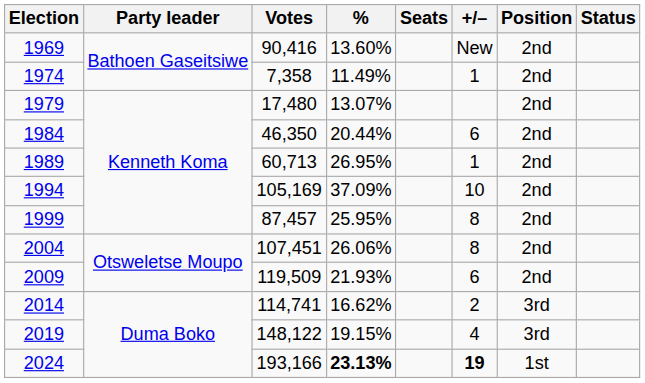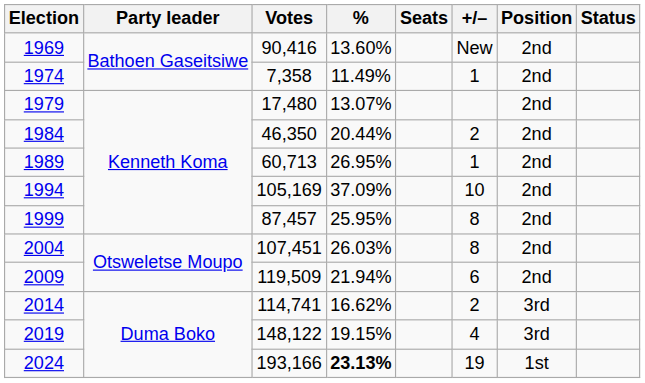(475, 133) 6 -> (475, 133) 2
(361, 248) 26.06% -> (361, 248) 26.03%
(361, 276) 21.93% -> (361, 276) 21.94%
(475, 362) bold -> (475, 362) normal
